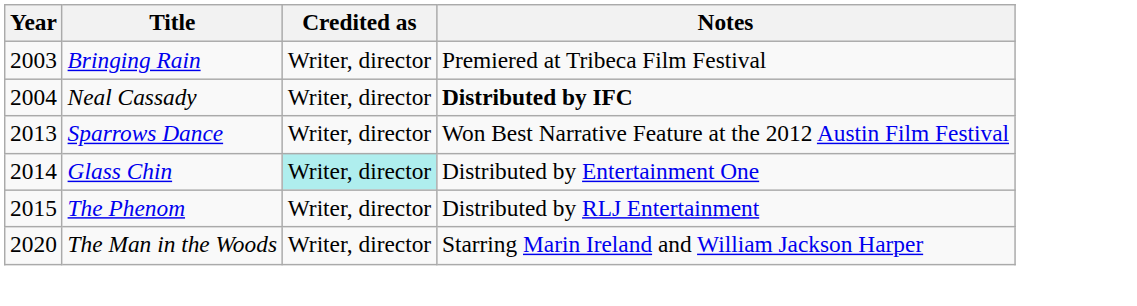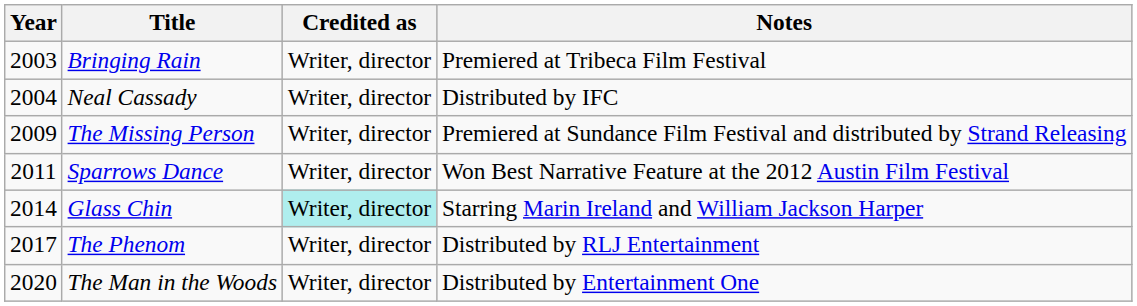(537, 97) bold -> (530, 97) normal
+ row: (161, 134)
(33, 134) 2013 -> (33, 171) 2011
(601, 171) Distributed by Entertainment One -> (683, 208) Starring Marin Ireland and William Jackson Harper
(33, 208) 2015 -> (33, 245) 2017
(683, 245) Starring Marin Ireland and William Jackson Harper -> (601, 282) Distributed by Entertainment One
